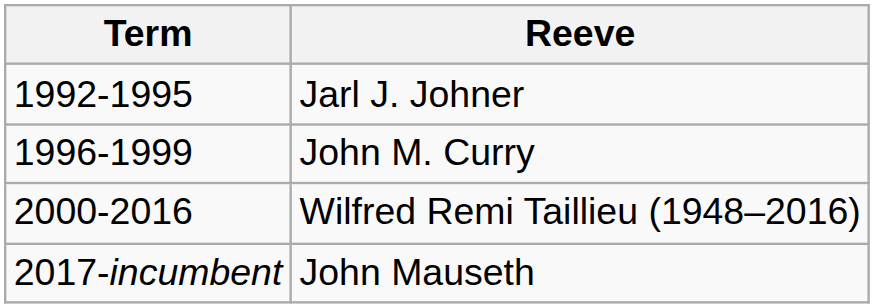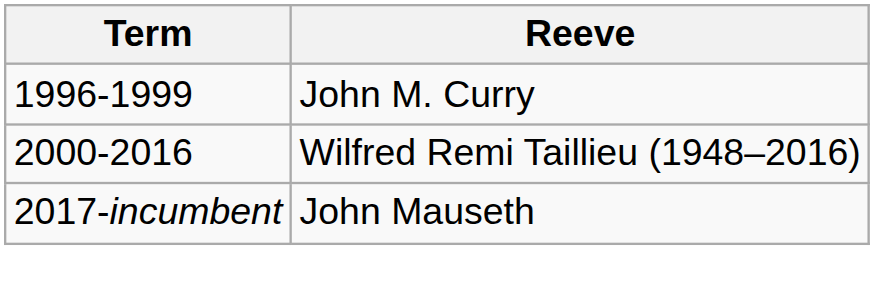- row: (412, 93)
